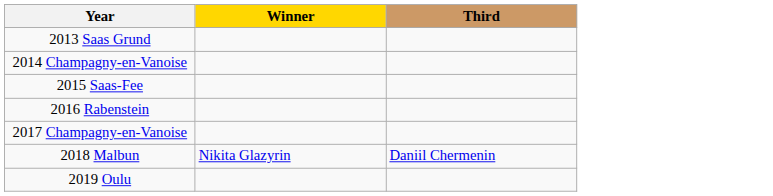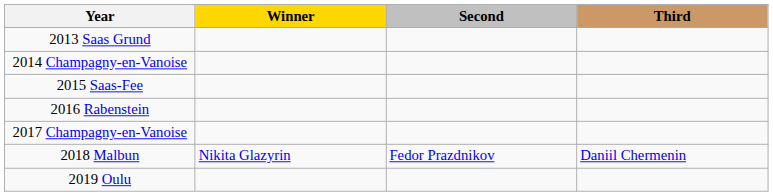+ column: (481, 16)
